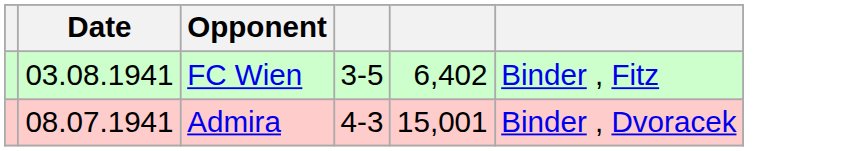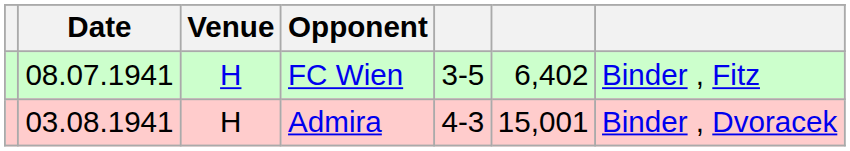+ column: (231, 27)
(99, 74) 03.08.1941 -> (99, 74) 08.07.1941
(99, 121) 08.07.1941 -> (99, 121) 03.08.1941
